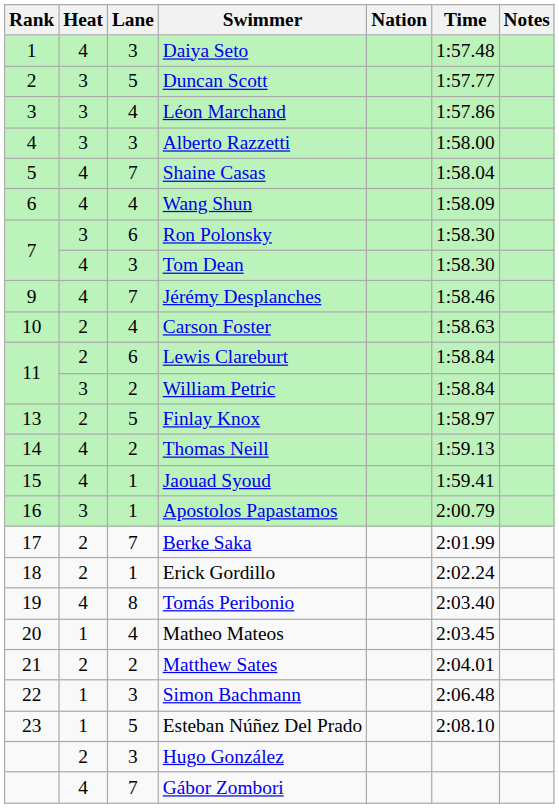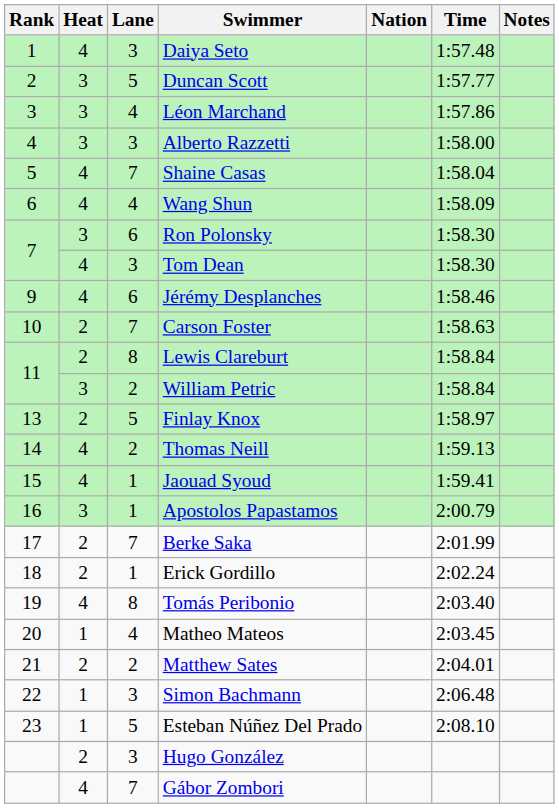(133, 296) 7 -> (133, 296) 6
(133, 326) 4 -> (133, 326) 7
(133, 357) 6 -> (133, 357) 8
